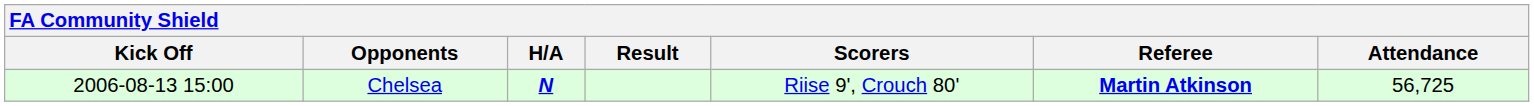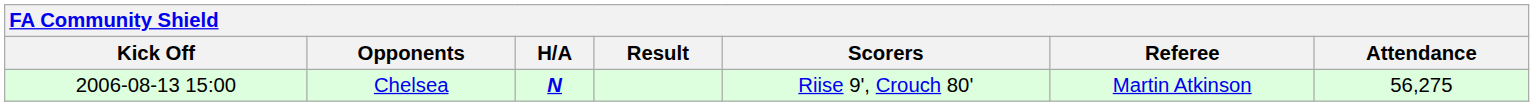(1176, 85) bold -> (1182, 85) normal
(1423, 85) 56,725 -> (1421, 85) 56,275
